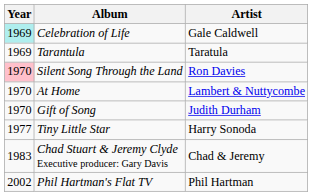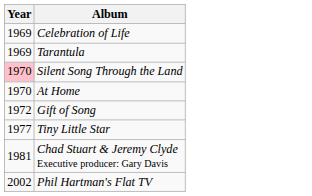- column: (247, 14)
(19, 33) paleturquoise background -> (19, 33) no background
(19, 110) 1970 -> (19, 110) 1972
(19, 155) 1983 -> (19, 155) 1981
